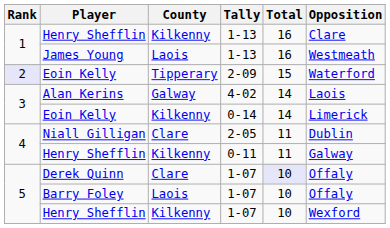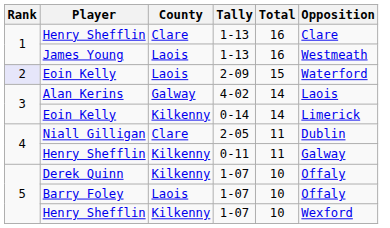(181, 34) Kilkenny -> (170, 34) Clare
(185, 74) Tipperary -> (170, 74) Laois
(170, 174) Clare -> (181, 174) Kilkenny
(284, 174) lavender background -> (277, 174) no background
